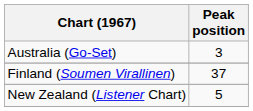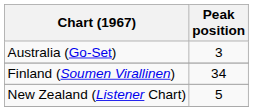(219, 73) 37 -> (219, 73) 34
